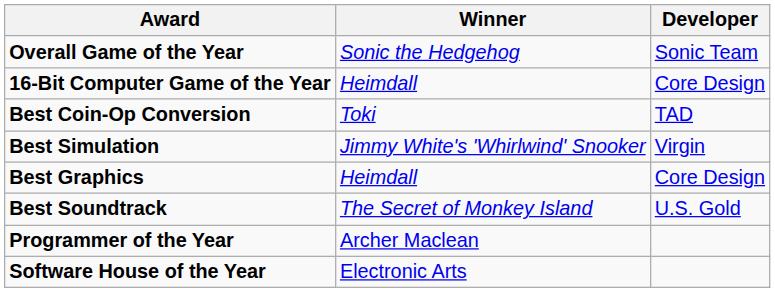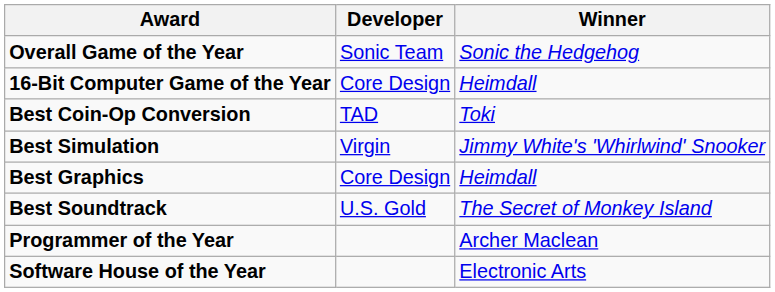columns swapped: (493, 20) <-> (710, 20)
